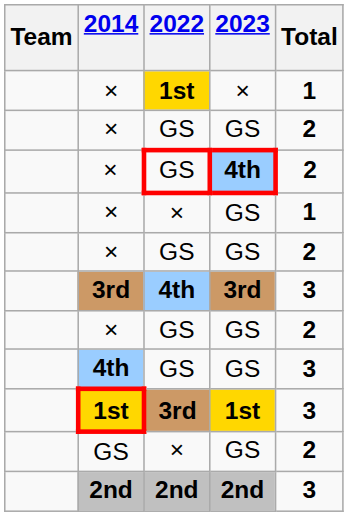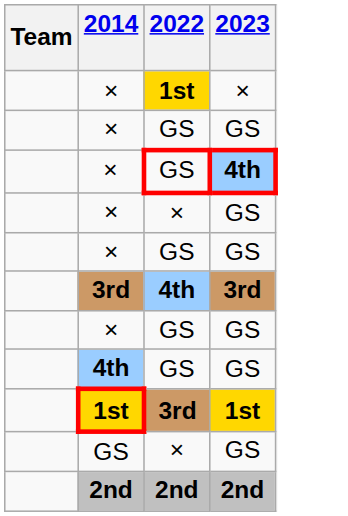- column: (309, 37)
